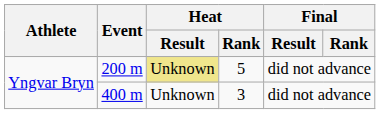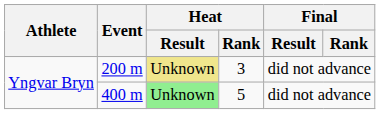(241, 69) 5 -> (241, 69) 3
(182, 95) no background -> (182, 95) lightgreen background
(241, 95) 3 -> (241, 95) 5
